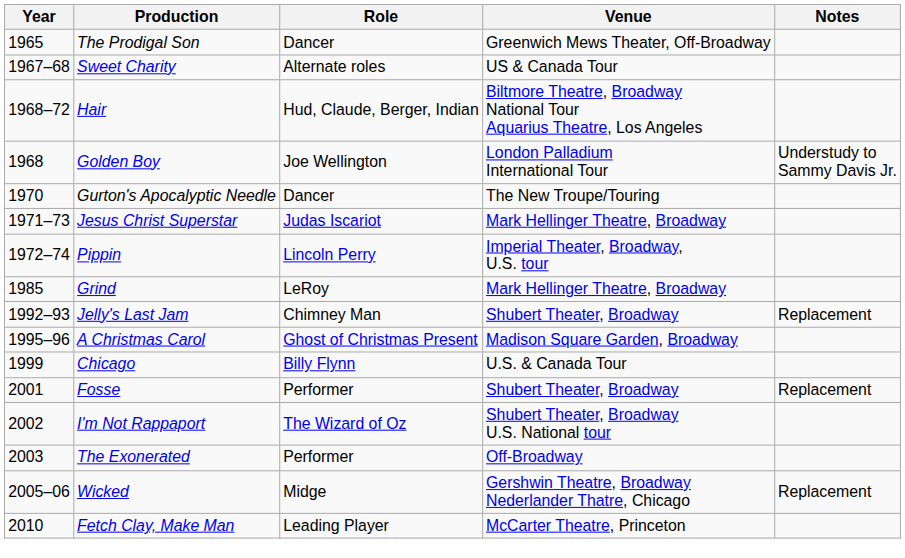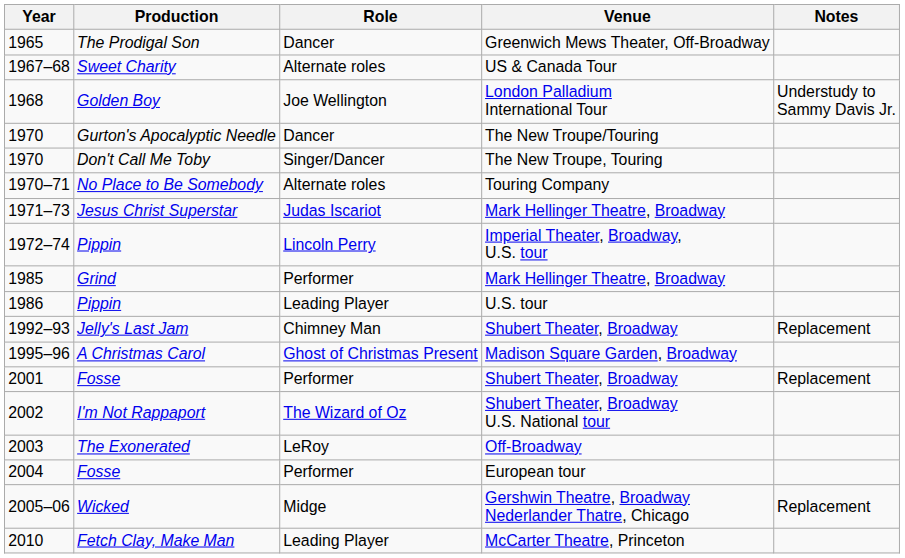- row: (92, 110)
+ row: (143, 160)
+ row: (170, 185)
(306, 289) LeRoy -> (318, 278) Performer
+ row: (99, 303)
- row: (106, 364)
(318, 457) Performer -> (306, 447) LeRoy
+ row: (99, 472)
